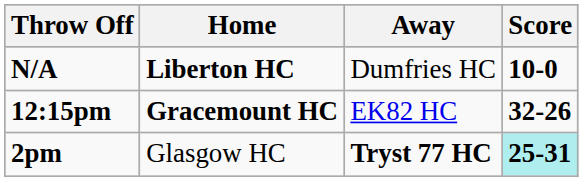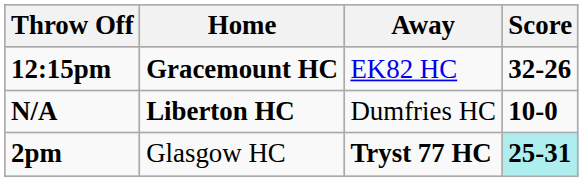rows swapped: (34, 68) <-> (61, 111)
